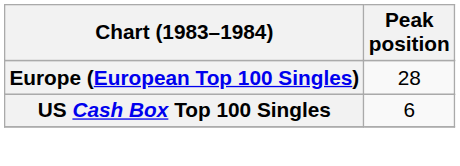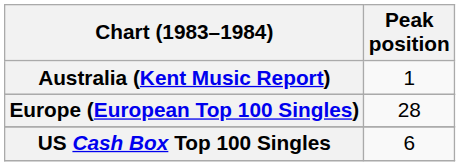+ row: (184, 77)
